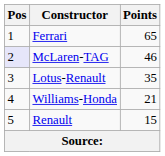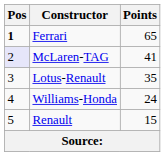(11, 36) normal -> (11, 36) bold
(151, 57) 46 -> (151, 57) 41
(151, 99) 21 -> (151, 99) 24
